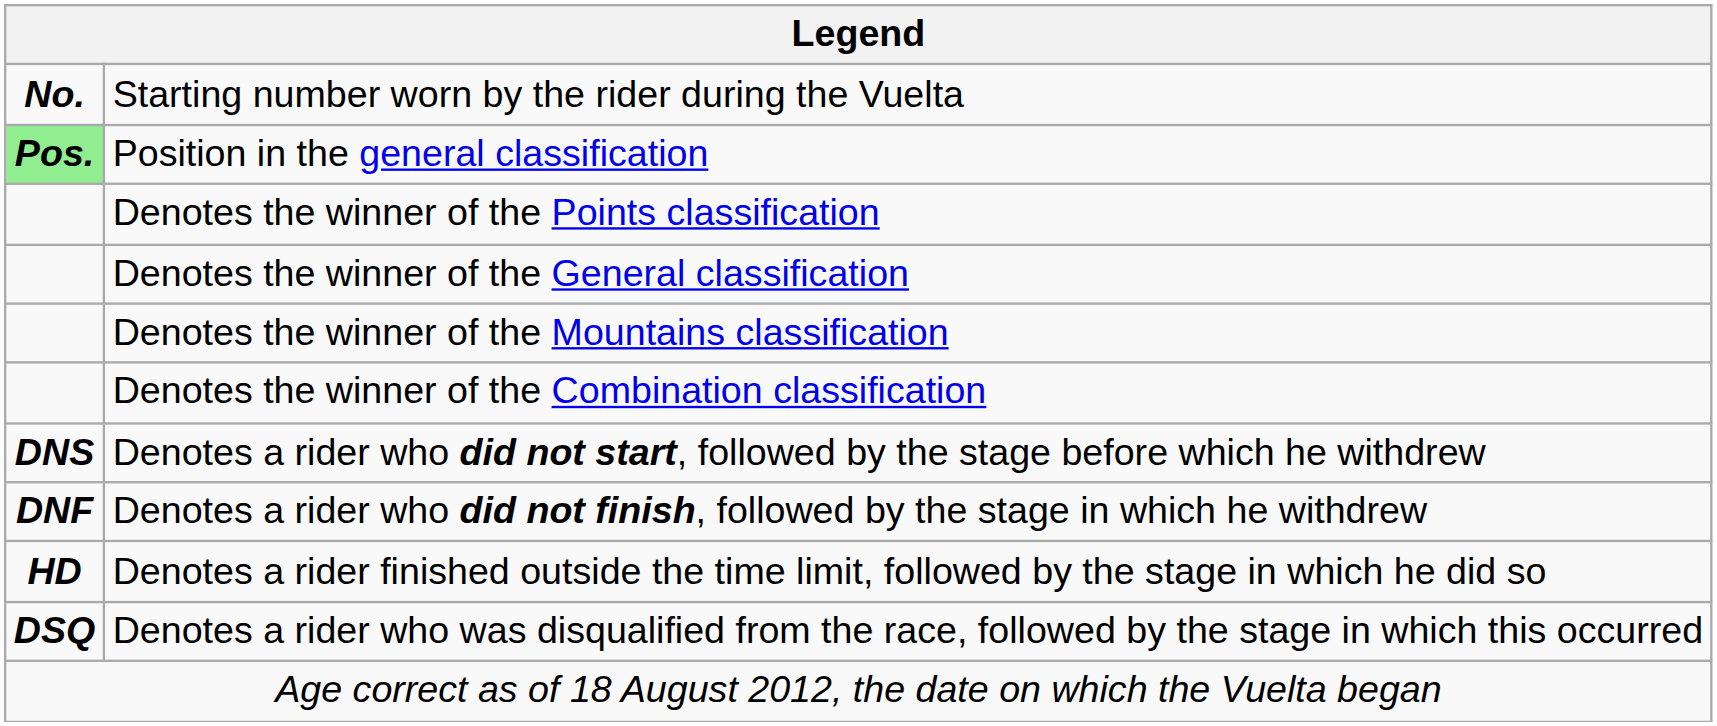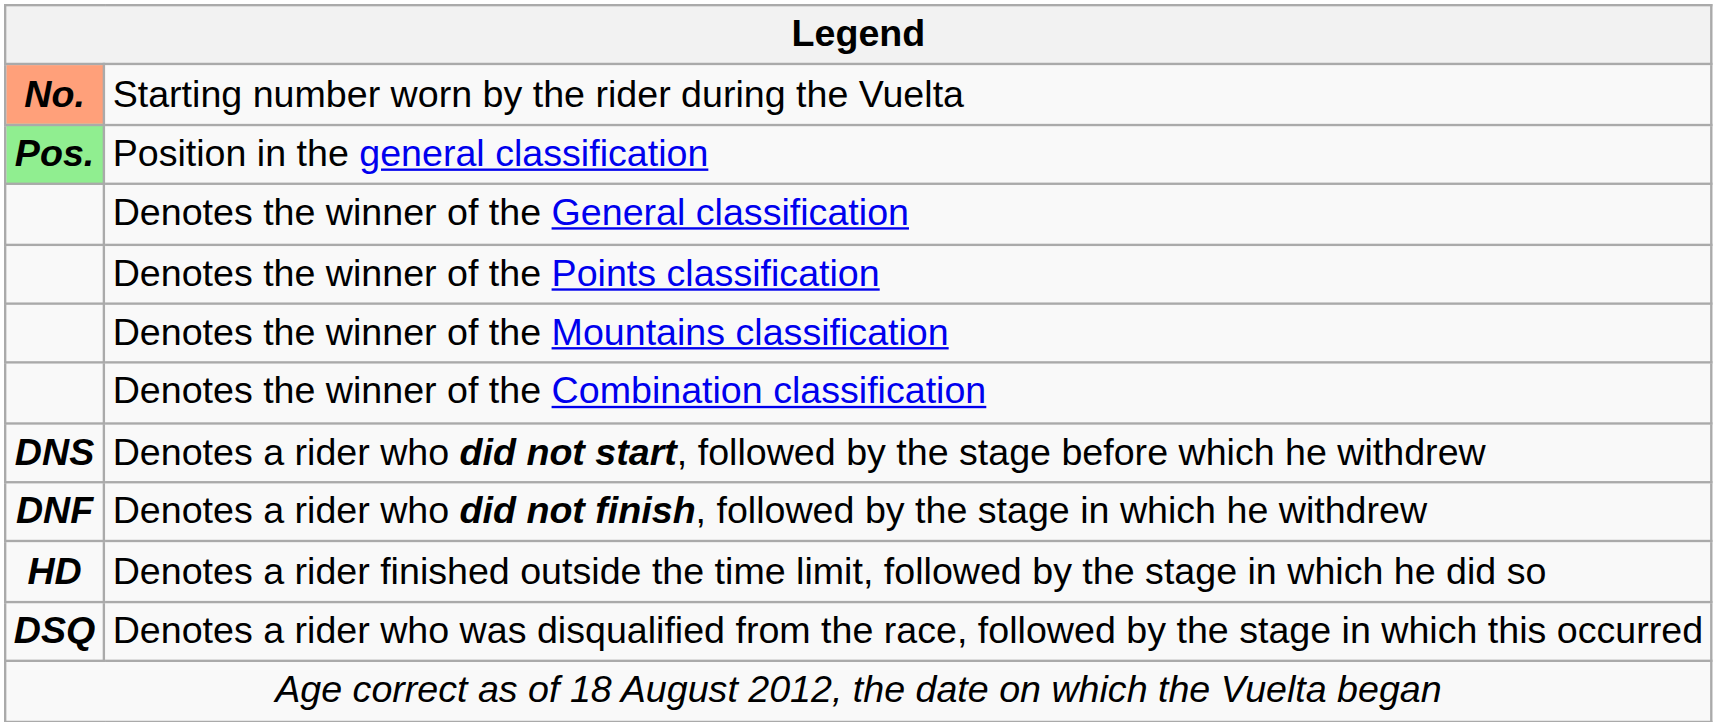(55, 93) no background -> (55, 93) lightsalmon background
rows swapped: (511, 272) <-> (496, 213)
